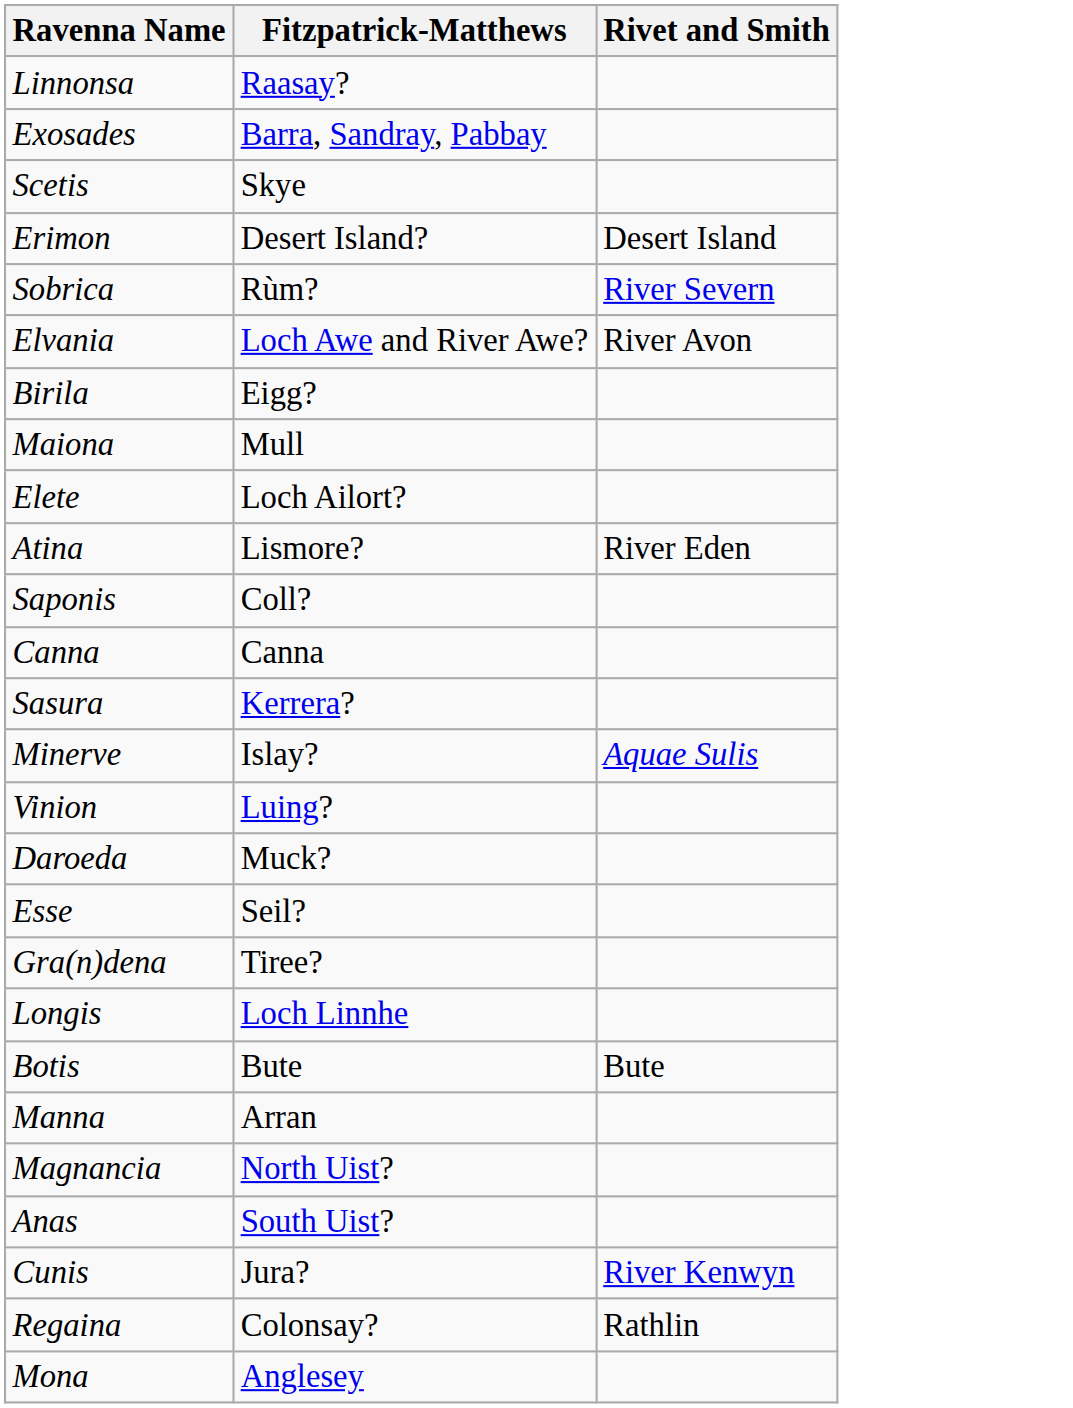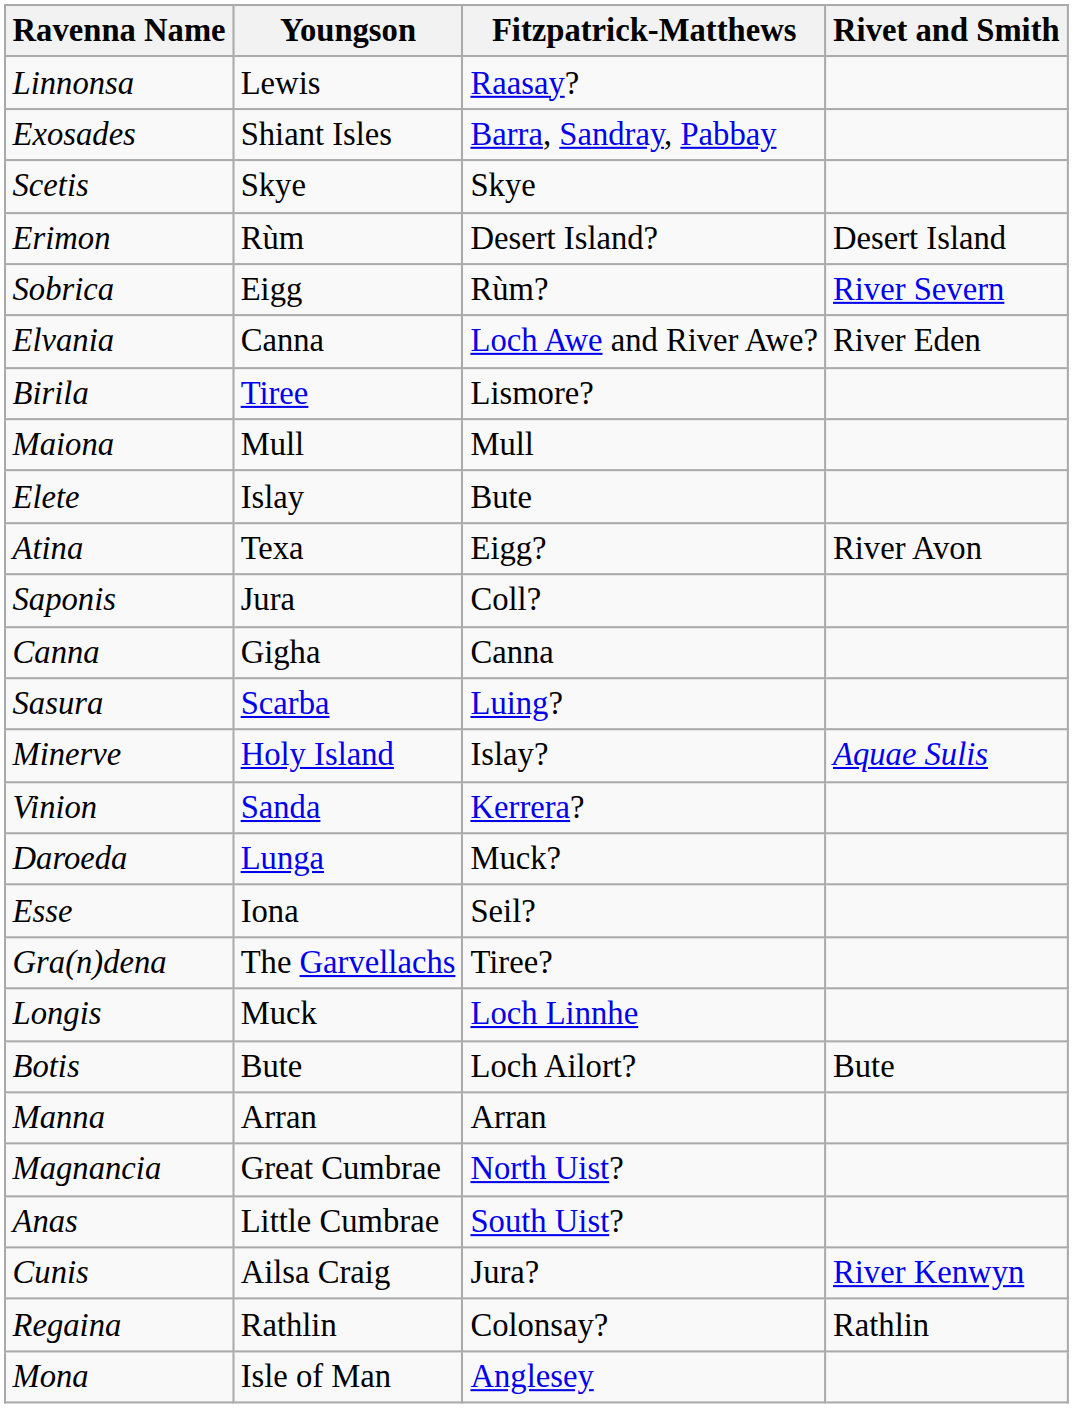+ column: (348, 30)
(678, 340) River Avon -> (907, 340) River Eden
(279, 392) Eigg? -> (532, 392) Lismore?
(324, 496) Loch Ailort? -> (501, 496) Bute
(302, 548) Lismore? -> (509, 548) Eigg?
(677, 548) River Eden -> (907, 548) River Avon
(298, 703) Kerrera? -> (517, 703) Luing?
(287, 806) Luing? -> (528, 806) Kerrera?
(271, 1065) Bute -> (553, 1065) Loch Ailort?
